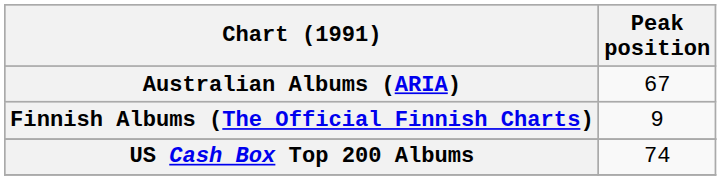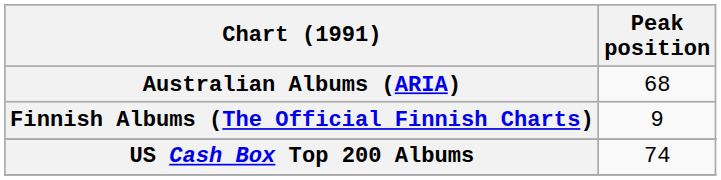(657, 84) 67 -> (657, 84) 68
